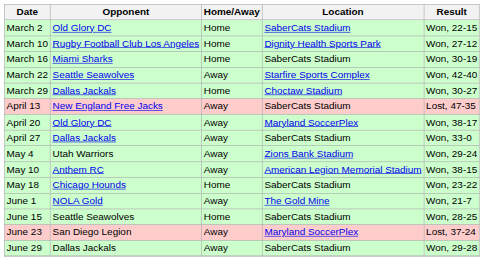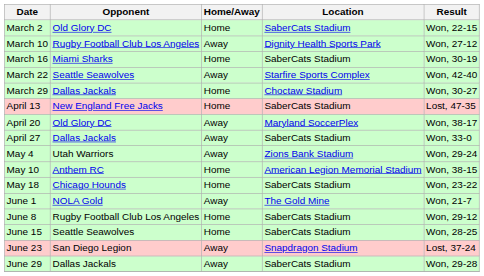(217, 43) Home -> (216, 43) Away
(216, 106) Away -> (217, 106) Home
(216, 169) Away -> (217, 169) Home
+ row: (21, 216)
(311, 232) Maryland SoccerPlex -> (311, 248) Snapdragon Stadium
